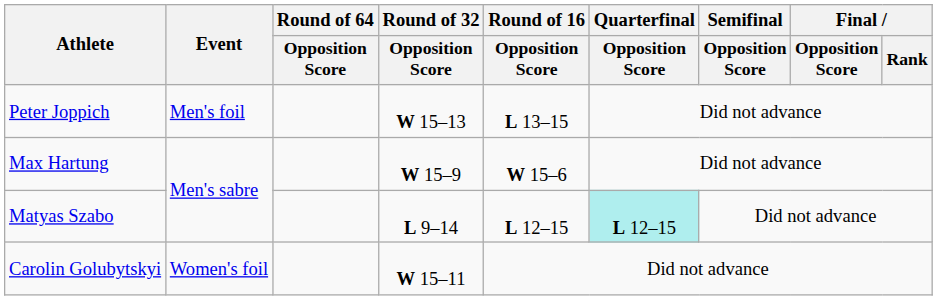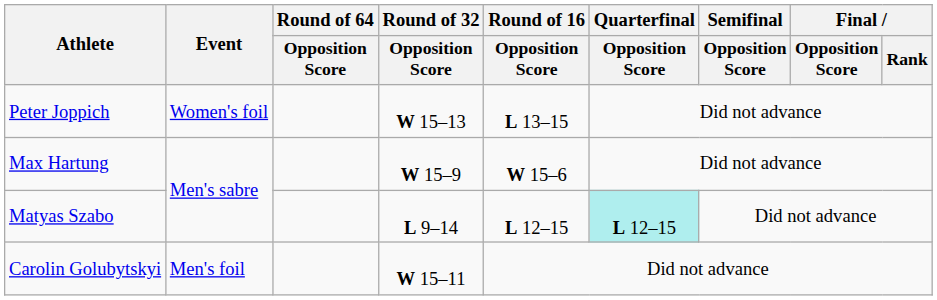(207, 111) Men's foil -> (219, 111) Women's foil
(219, 269) Women's foil -> (207, 269) Men's foil
